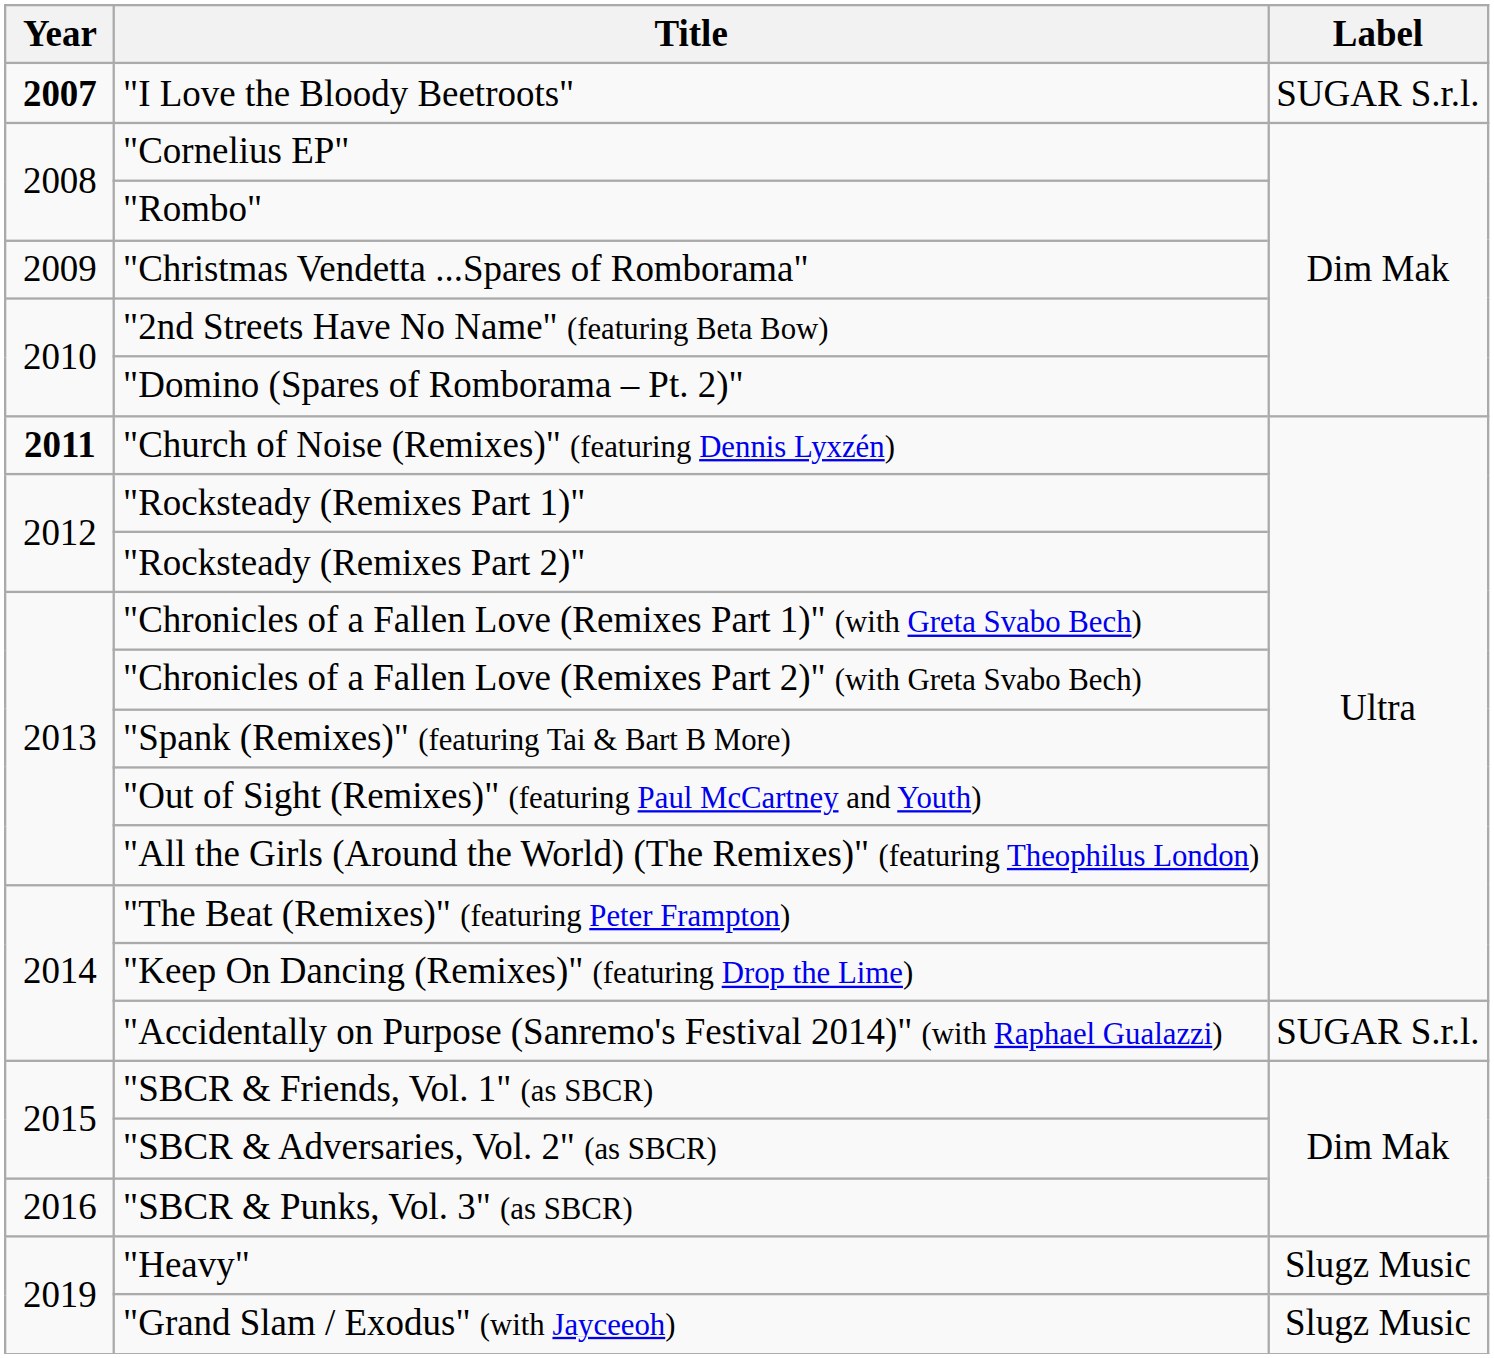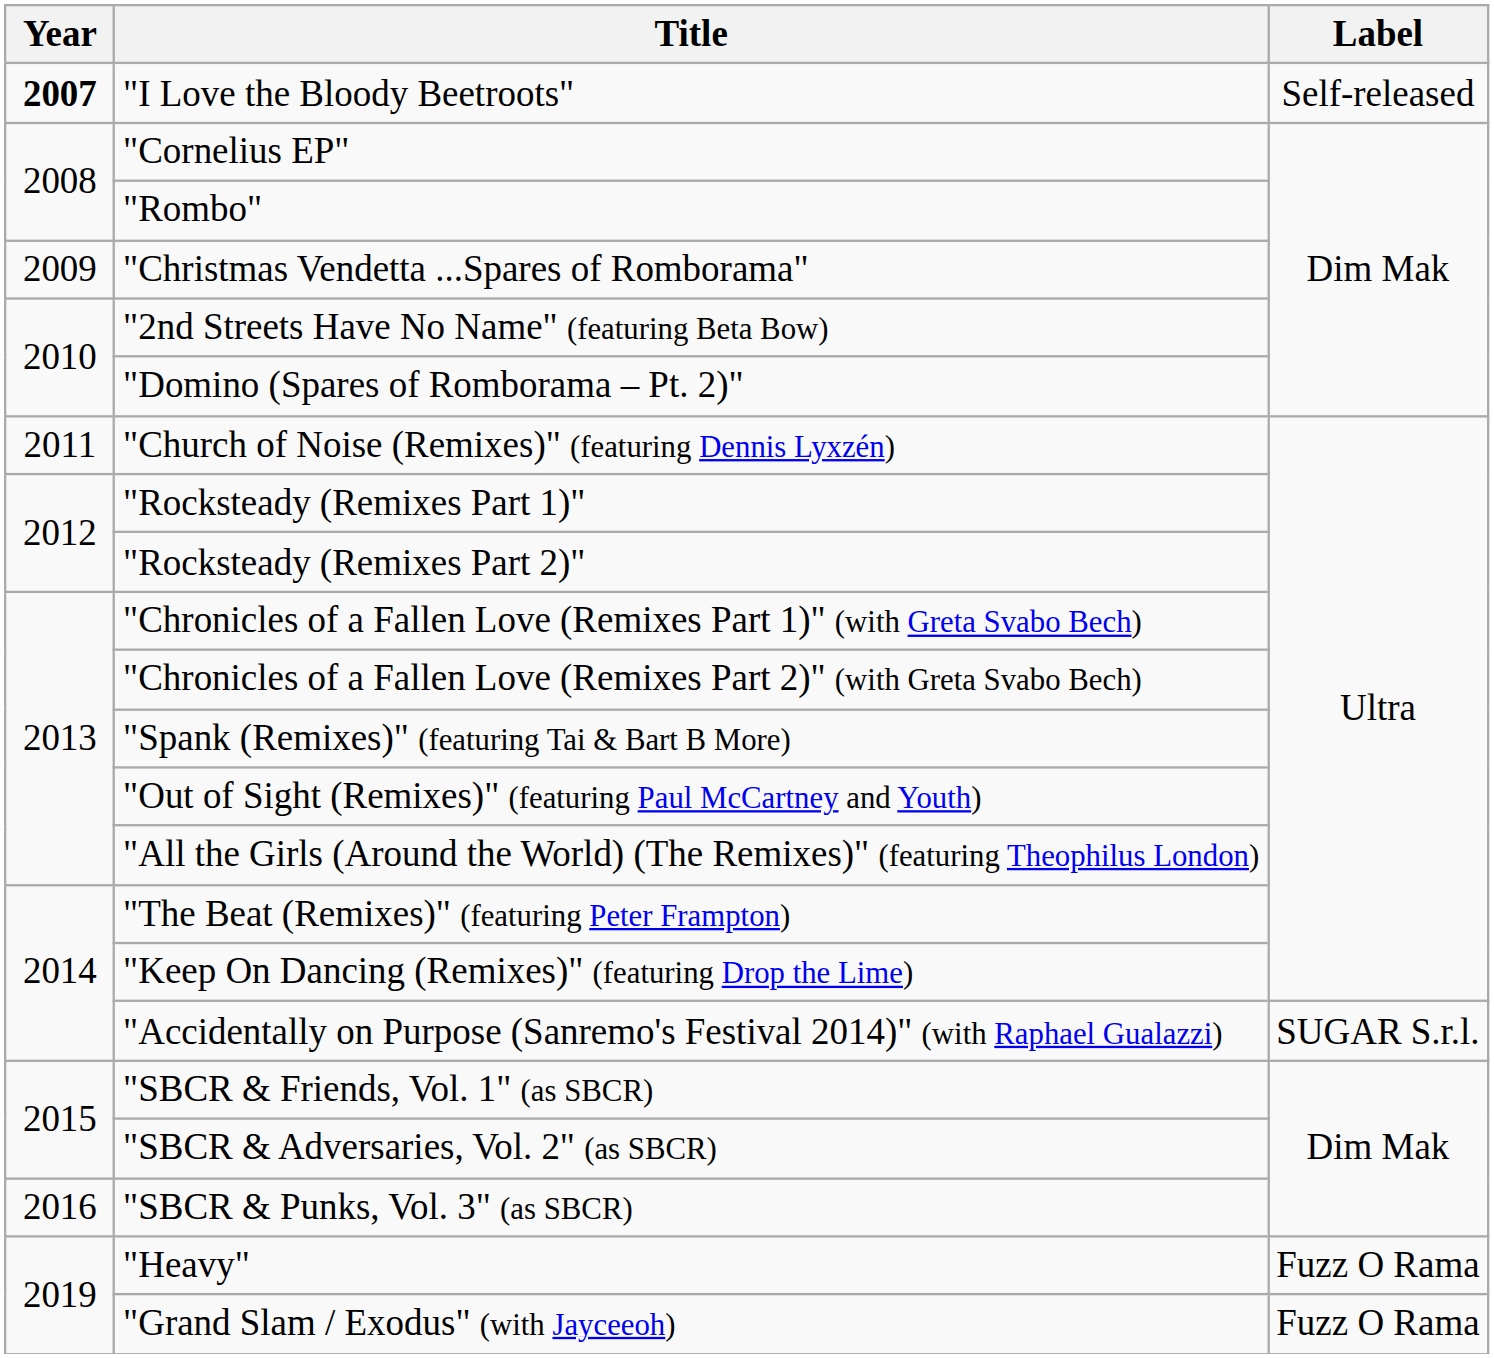(1378, 92) SUGAR S.r.l. -> (1378, 92) Self-released
(60, 444) bold -> (60, 444) normal
(1378, 1264) Slugz Music -> (1378, 1264) Fuzz O Rama
(1378, 1323) Slugz Music -> (1378, 1323) Fuzz O Rama
